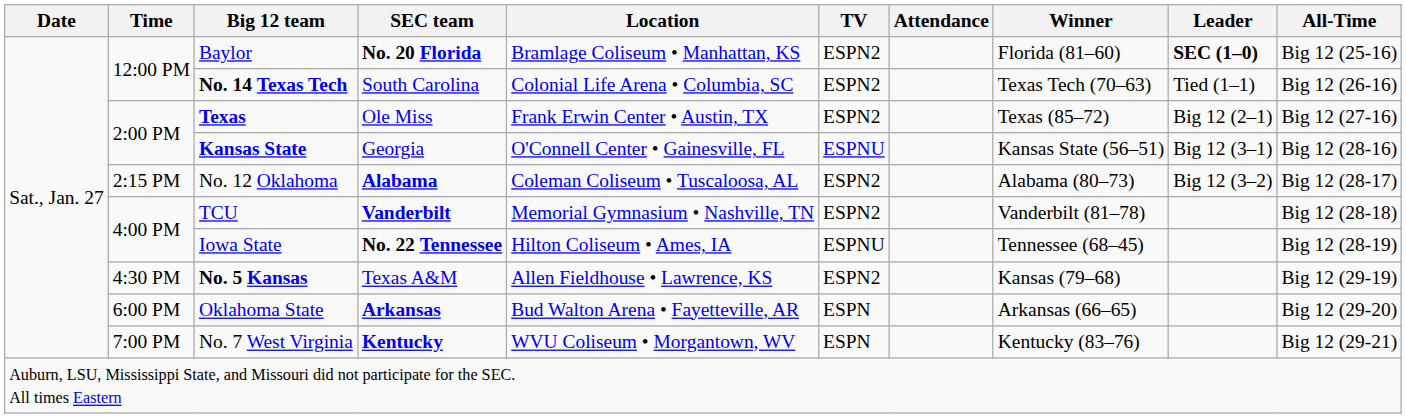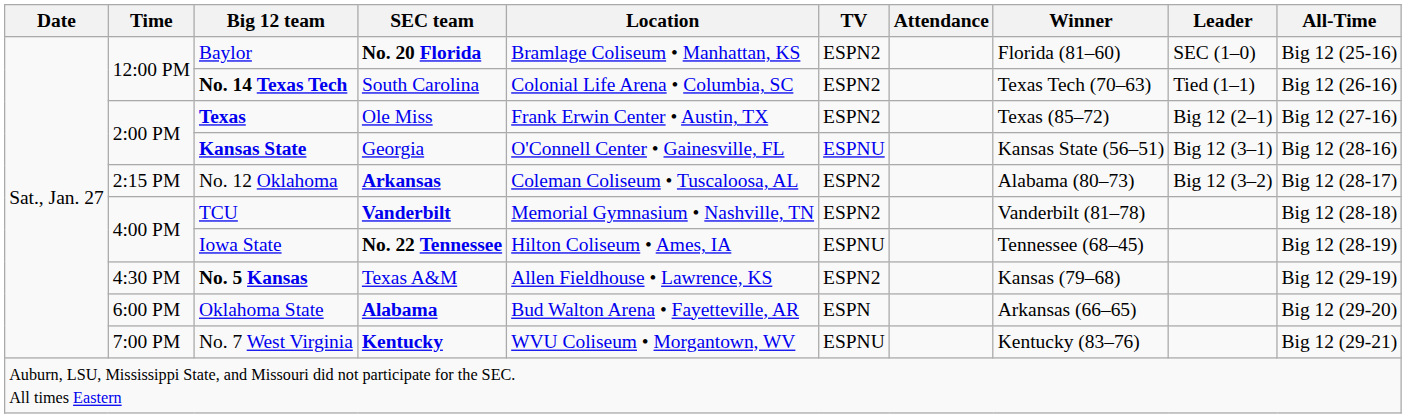(1216, 52) bold -> (1214, 52) normal
(400, 181) Alabama -> (401, 181) Arkansas
(401, 309) Arkansas -> (400, 309) Alabama
(847, 341) ESPN -> (854, 341) ESPNU
